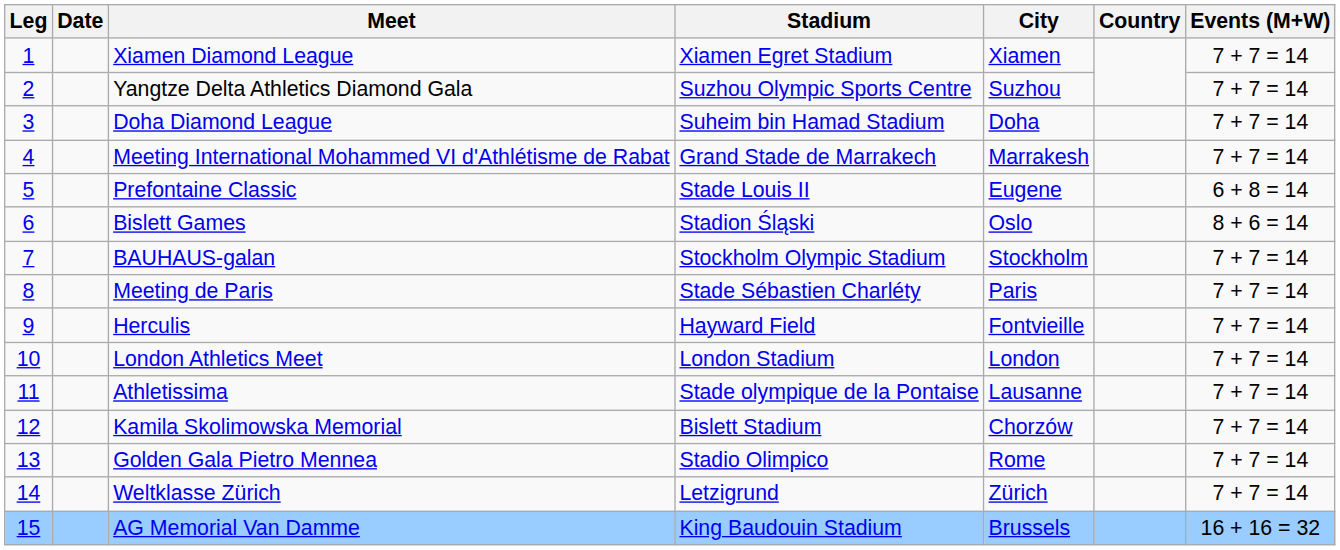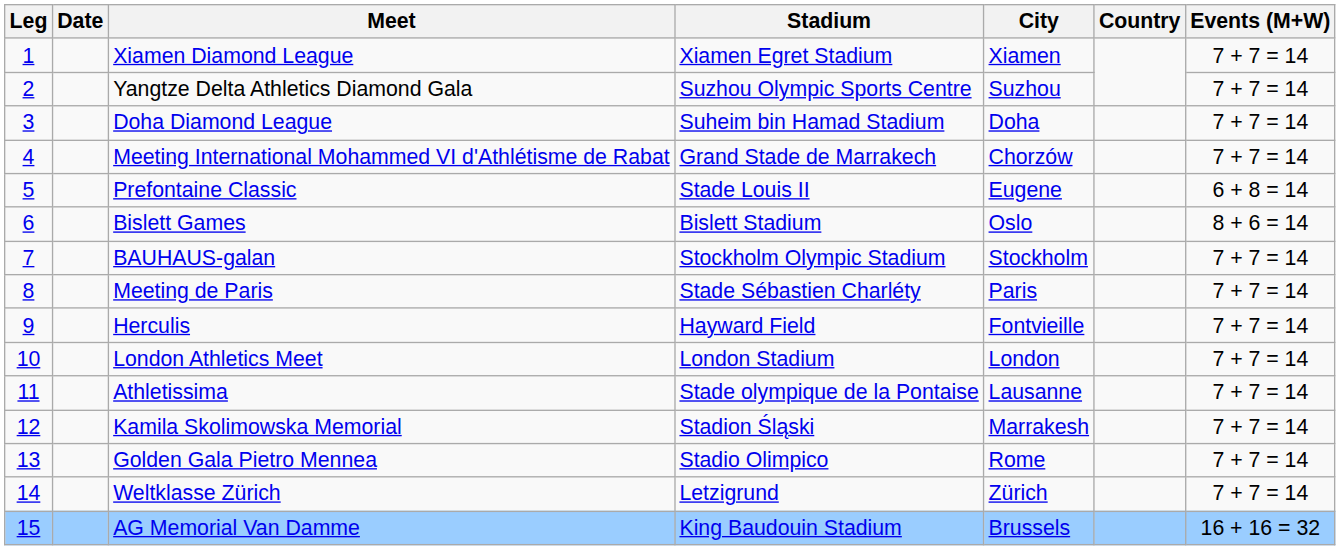(1039, 156) Marrakesh -> (1031, 156) Chorzów
(747, 223) Stadion Śląski -> (750, 223) Bislett Stadium
(750, 426) Bislett Stadium -> (747, 426) Stadion Śląski
(1031, 426) Chorzów -> (1039, 426) Marrakesh
